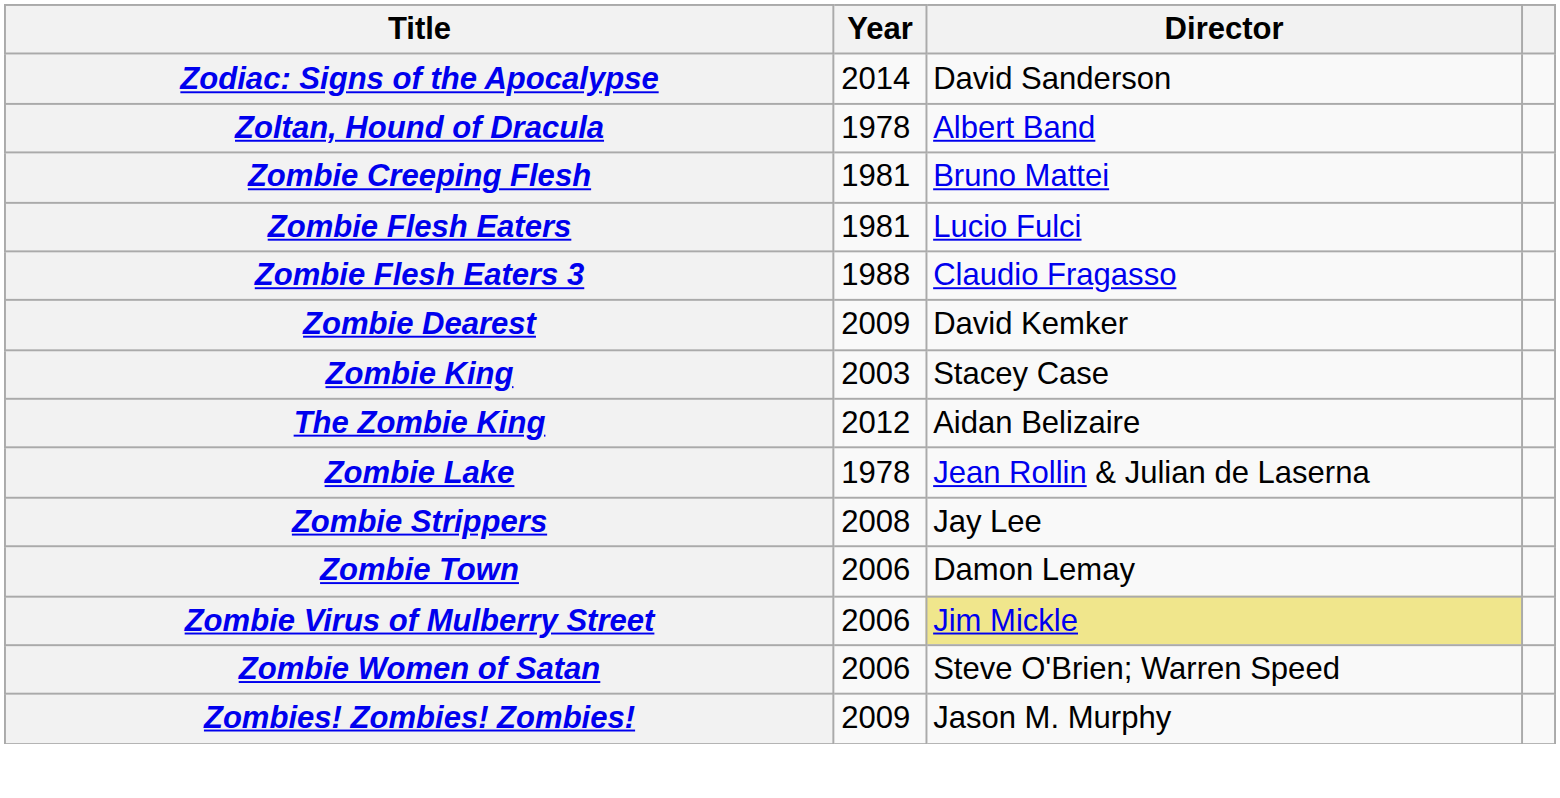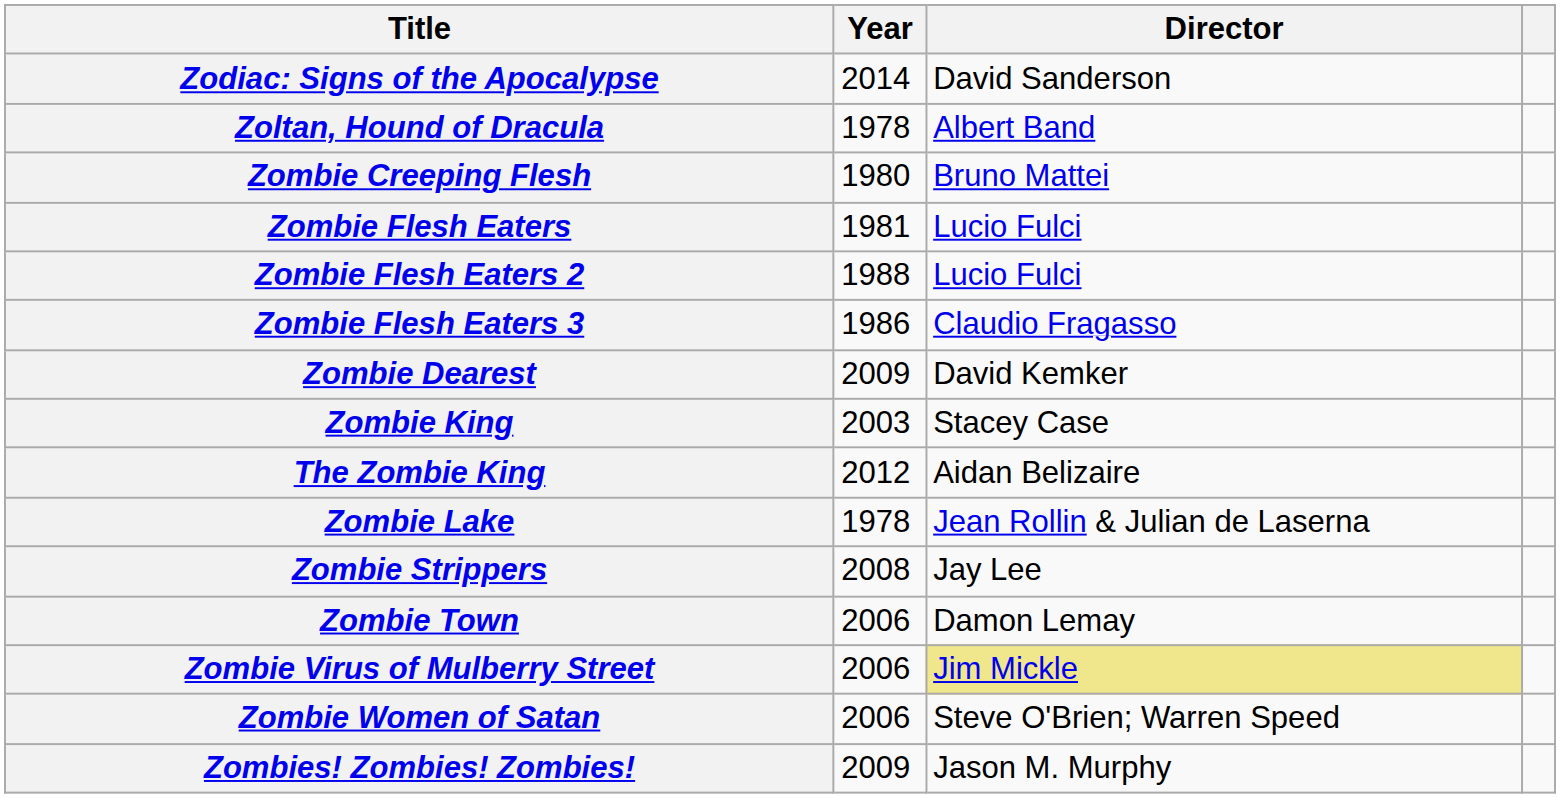(876, 176) 1981 -> (876, 176) 1980
+ row: (420, 275)
(876, 275) 1988 -> (876, 324) 1986
